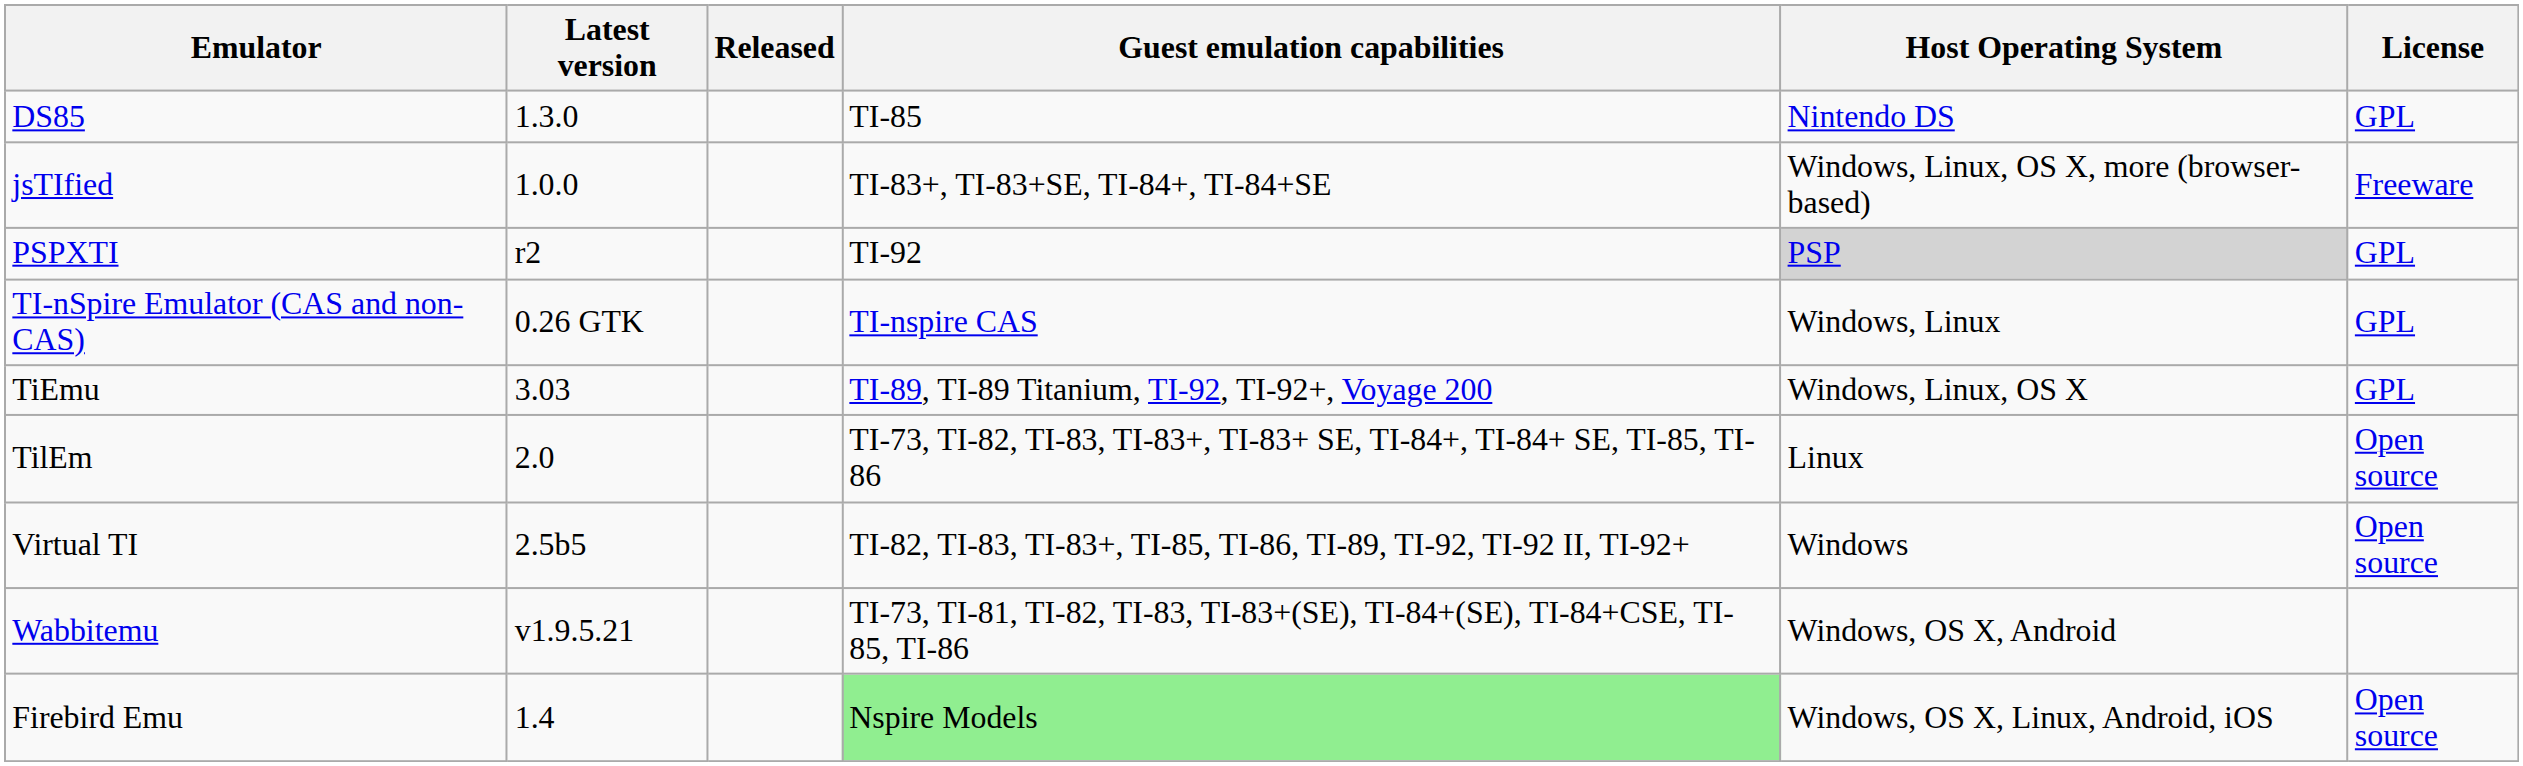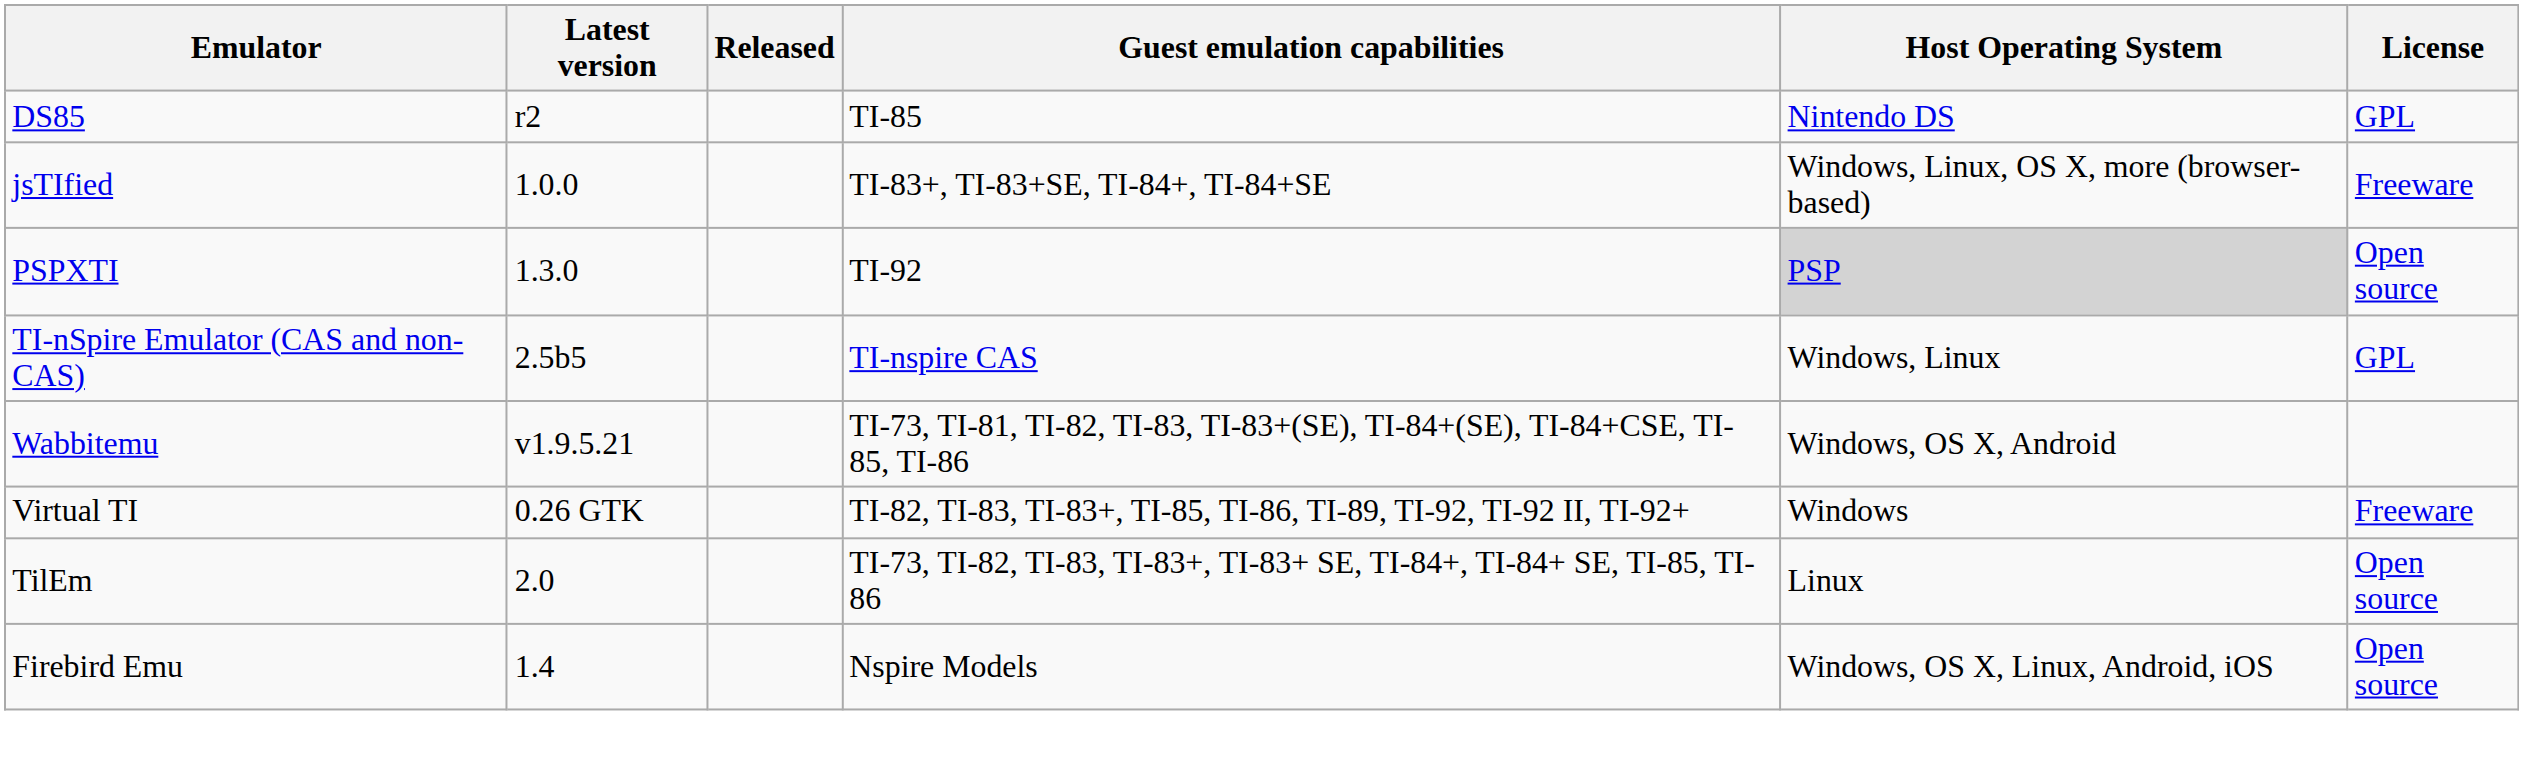(547, 116) 1.3.0 -> (528, 116) r2
(528, 252) r2 -> (547, 270) 1.3.0
(2385, 252) GPL -> (2396, 270) Open source
(579, 321) 0.26 GTK -> (551, 357) 2.5b5
- row: (56, 389)
rows swapped: (52, 458) <-> (85, 630)
(551, 544) 2.5b5 -> (579, 511) 0.26 GTK
(2396, 544) Open source -> (2414, 511) Freeware
(944, 717) lightgreen background -> (944, 666) no background
